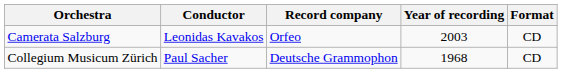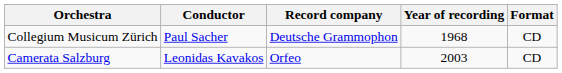rows swapped: (83, 57) <-> (59, 36)
